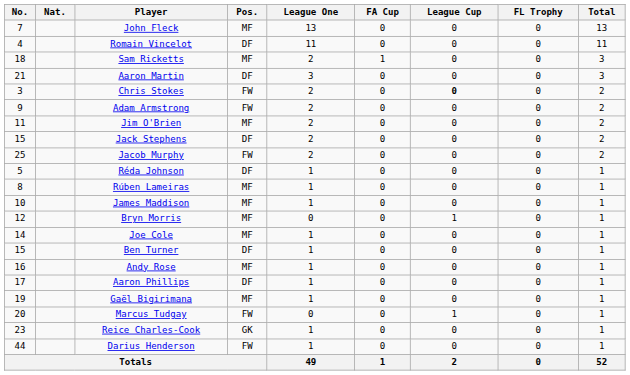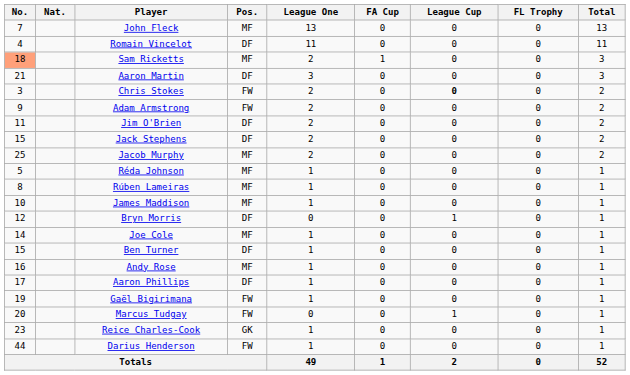(20, 60) no background -> (20, 60) lightsalmon background
(247, 123) MF -> (247, 123) DF
(247, 155) FW -> (247, 155) MF
(247, 171) DF -> (247, 171) MF
(247, 219) MF -> (247, 219) DF
(247, 298) MF -> (247, 298) FW
